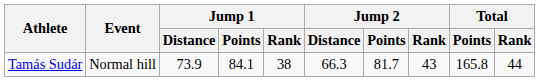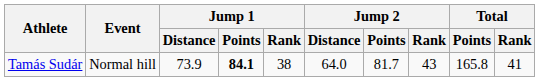(241, 64) normal -> (241, 64) bold
(334, 64) 66.3 -> (334, 64) 64.0
(515, 64) 44 -> (515, 64) 41
